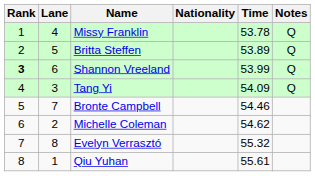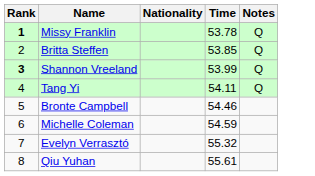- column: (55, 13)
(21, 32) normal -> (21, 32) bold
(255, 50) 53.89 -> (222, 50) 53.85
(255, 87) 54.09 -> (222, 87) 54.11
(255, 124) 54.62 -> (222, 124) 54.59
